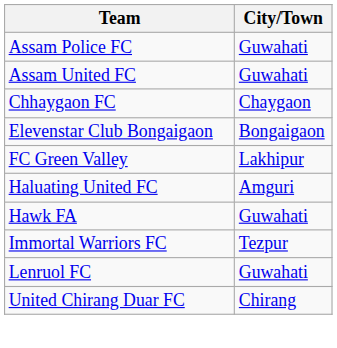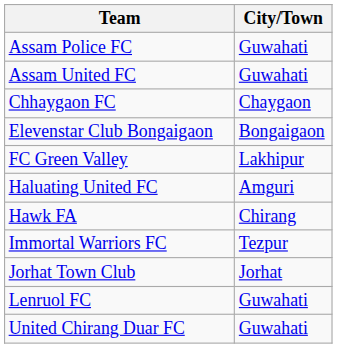(273, 215) Guwahati -> (267, 215) Chirang
+ row: (72, 272)
(267, 300) Chirang -> (273, 328) Guwahati
